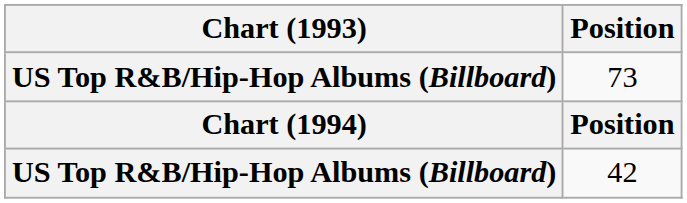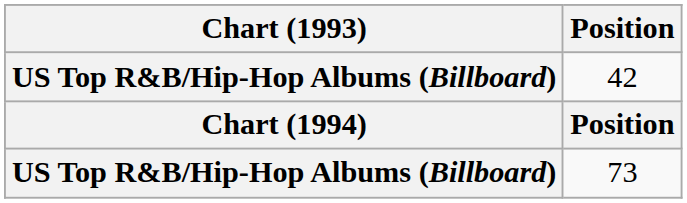rows swapped: (622, 172) <-> (622, 76)
